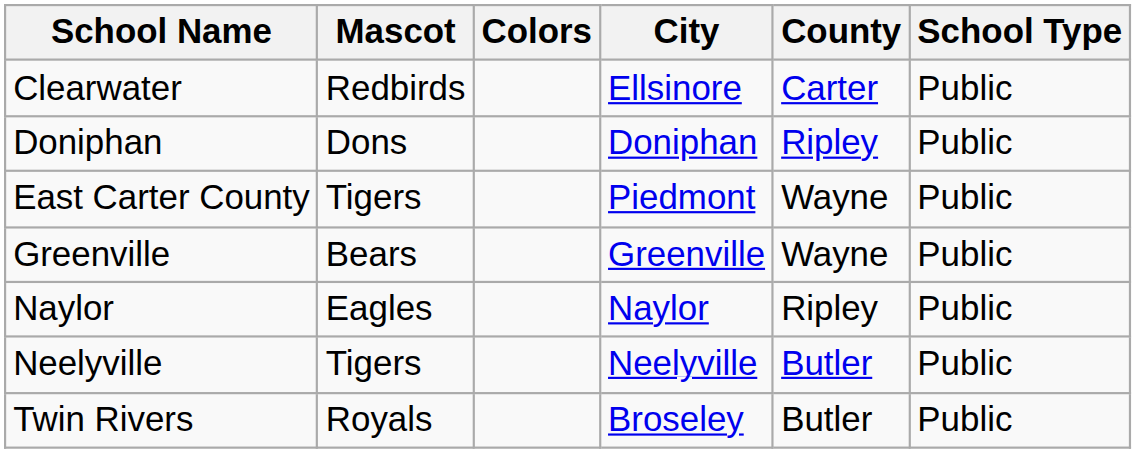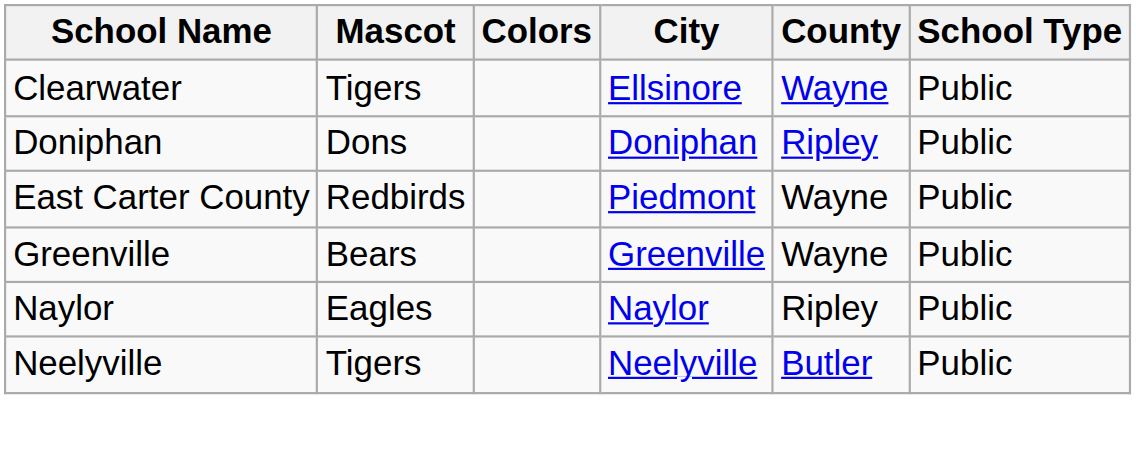(396, 87) Redbirds -> (374, 87) Tigers
(830, 87) Carter -> (835, 87) Wayne
(374, 198) Tigers -> (396, 198) Redbirds
- row: (103, 419)
